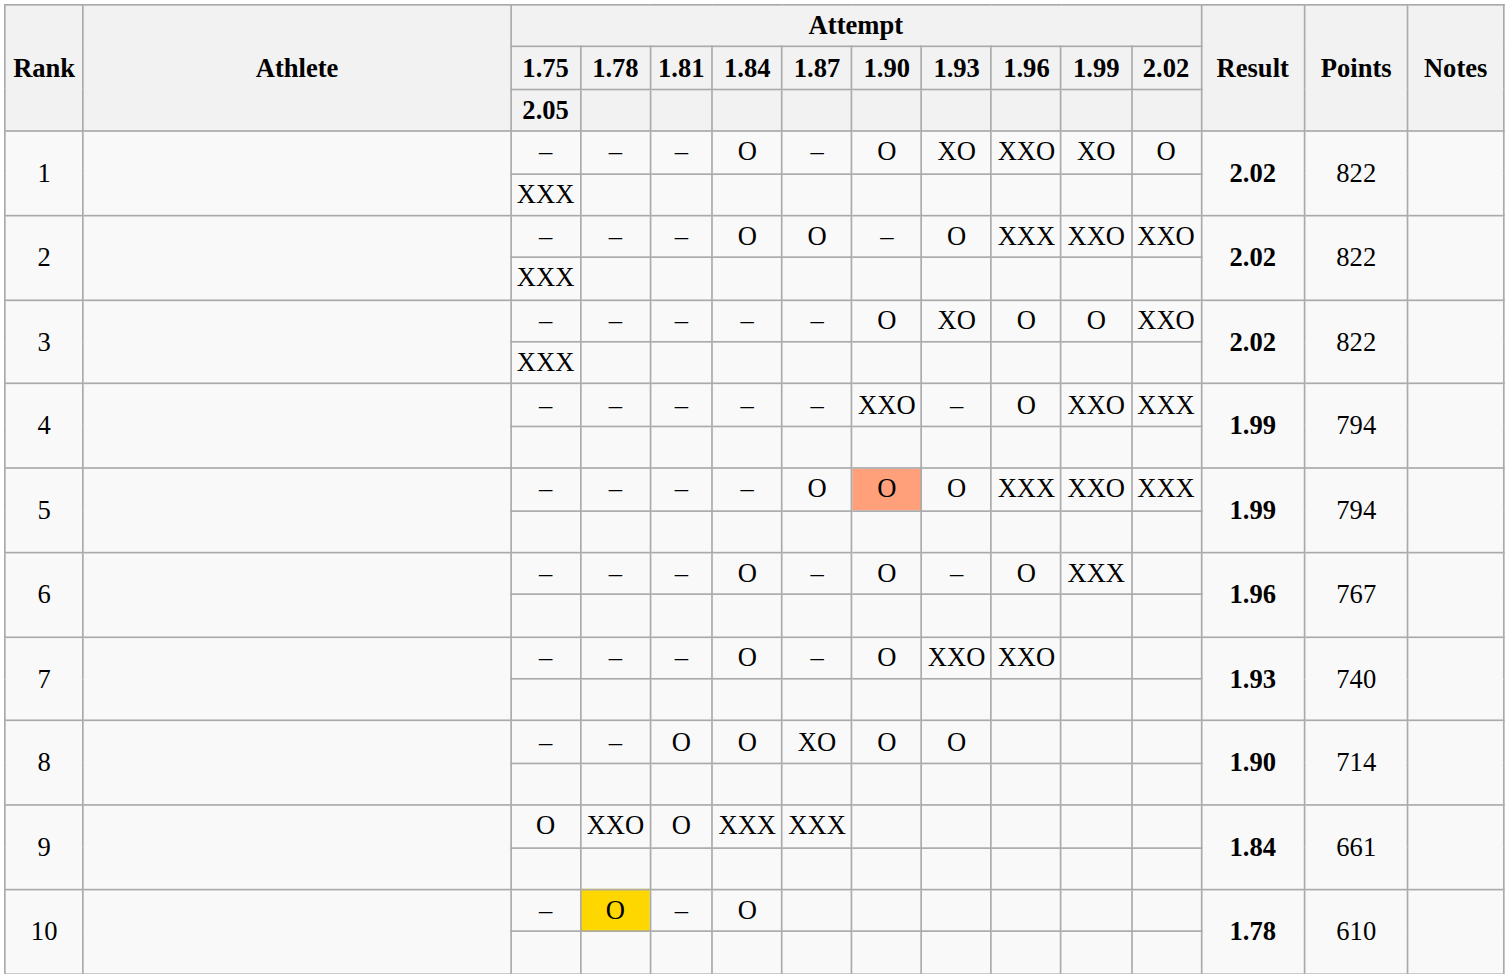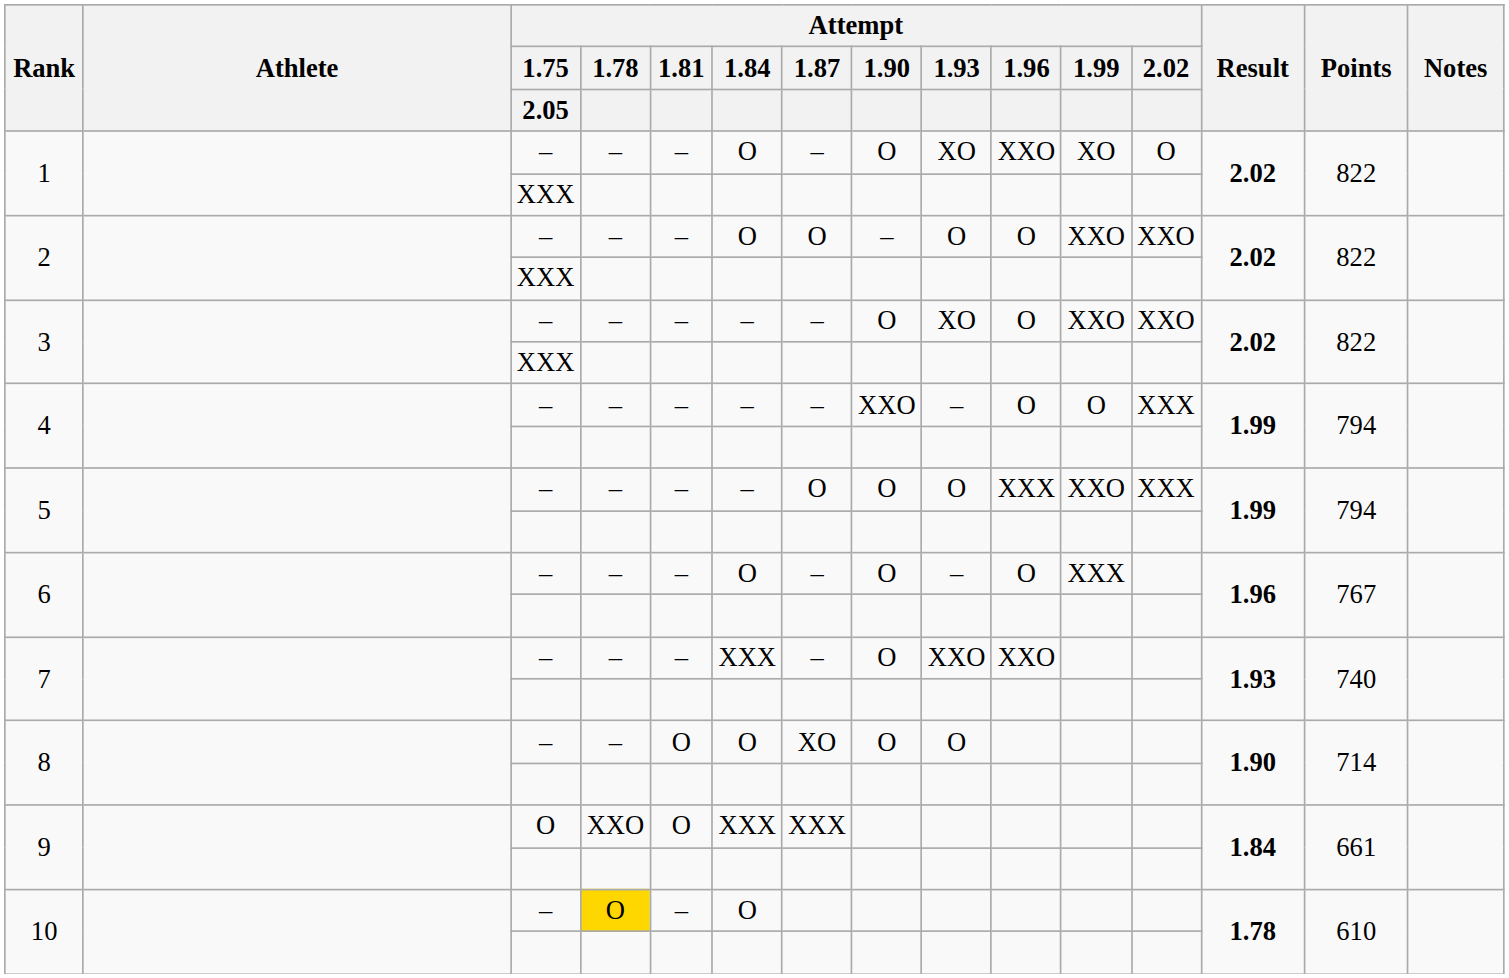(1026, 236) XXX -> (1026, 236) O
(1096, 320) O -> (1096, 320) XXO
(1096, 404) XXO -> (1096, 404) O
(887, 488) lightsalmon background -> (887, 488) no background
(747, 657) O -> (747, 657) XXX
